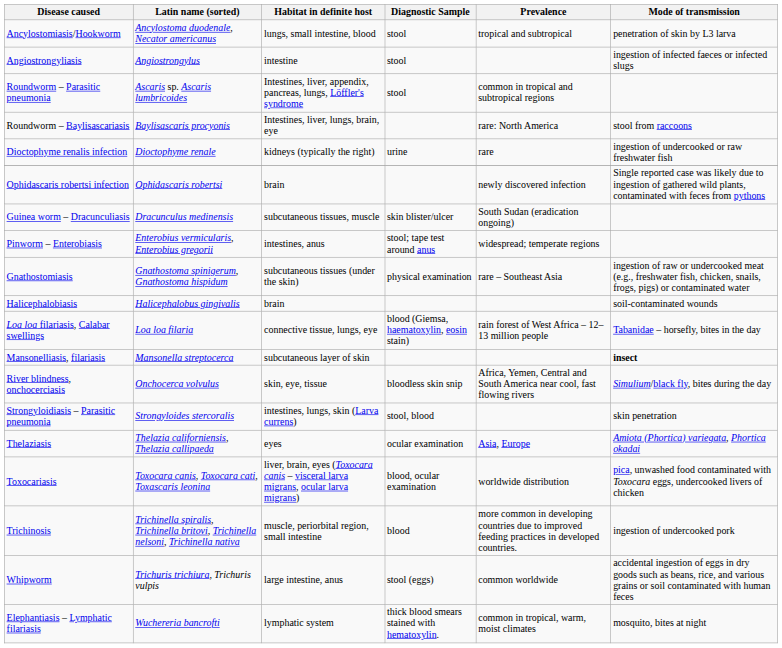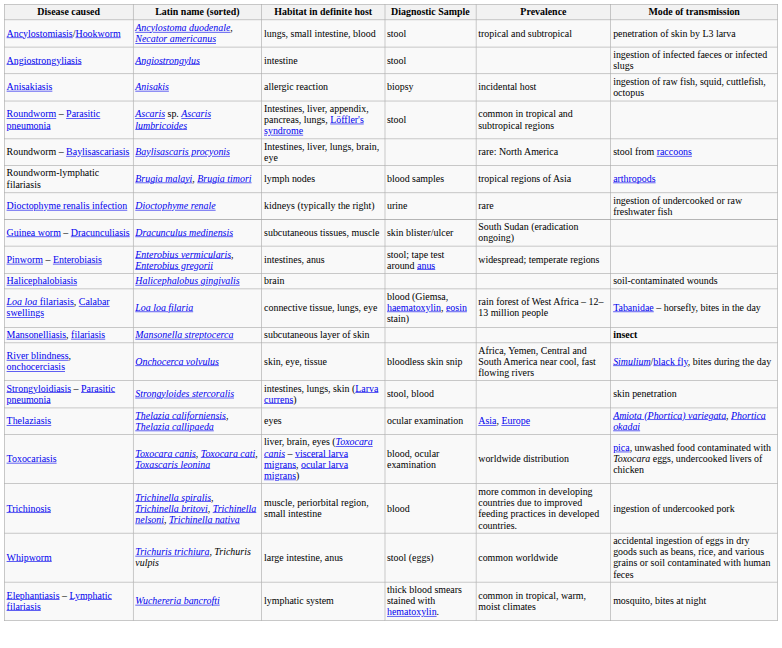+ row: (29, 87)
+ row: (53, 179)
- row: (68, 184)
- row: (40, 276)
